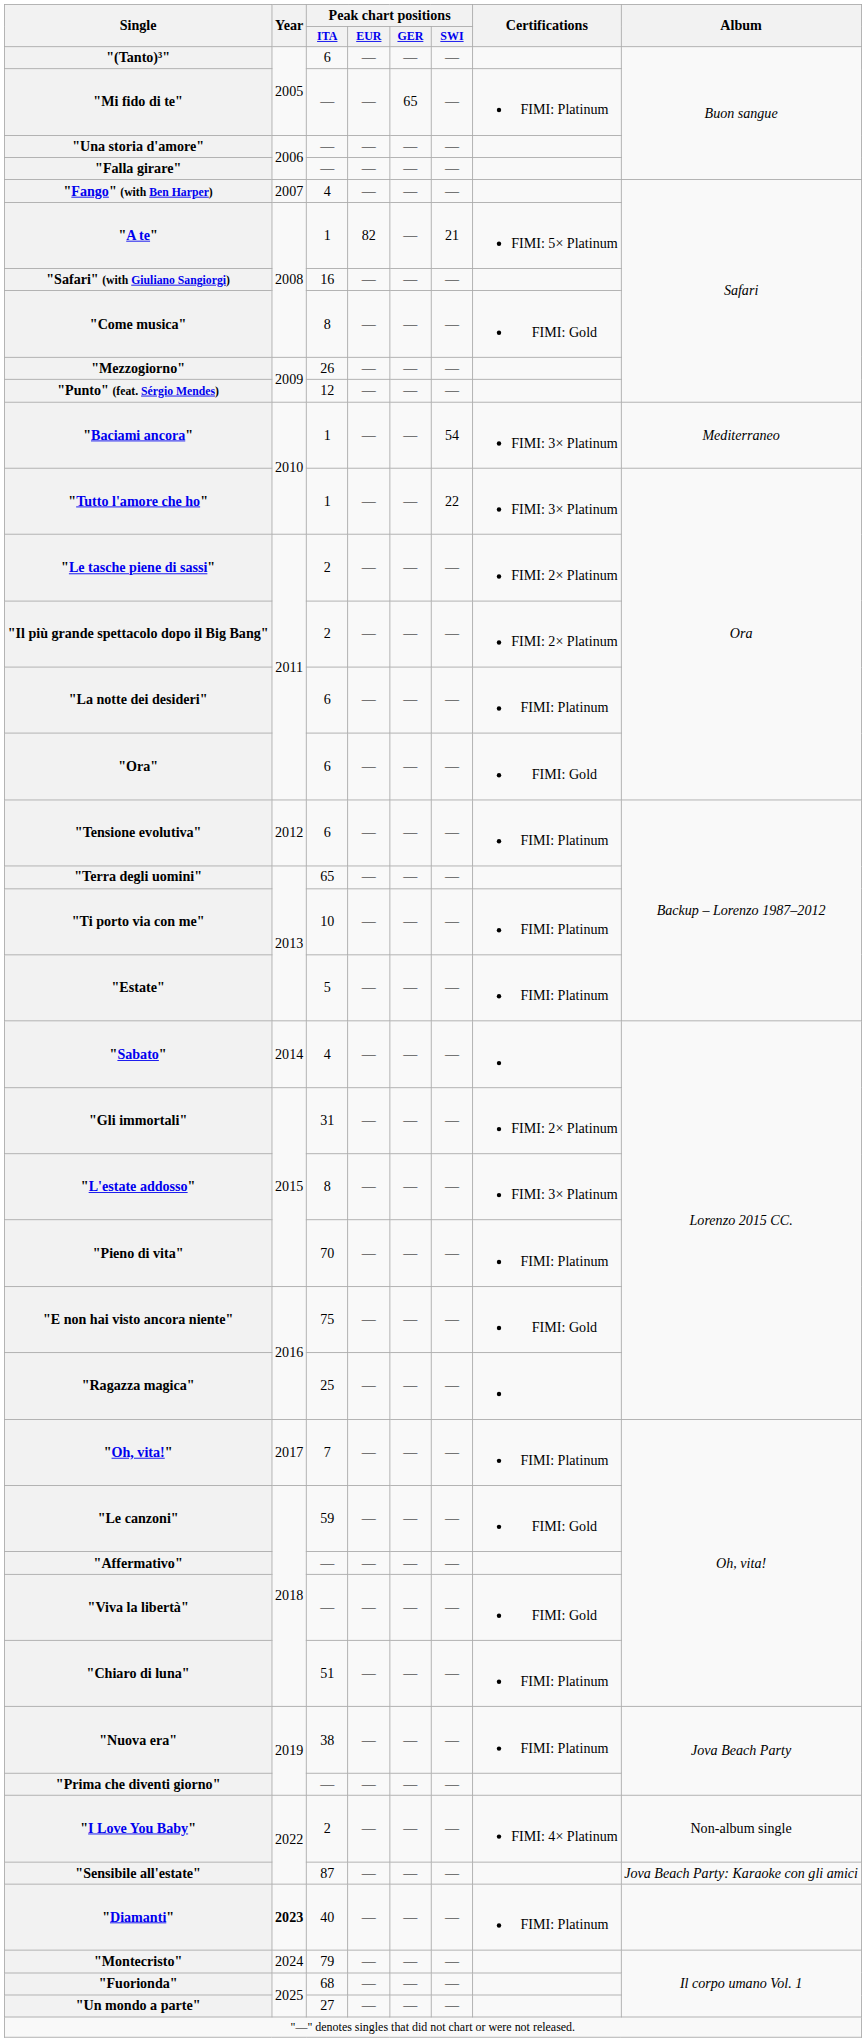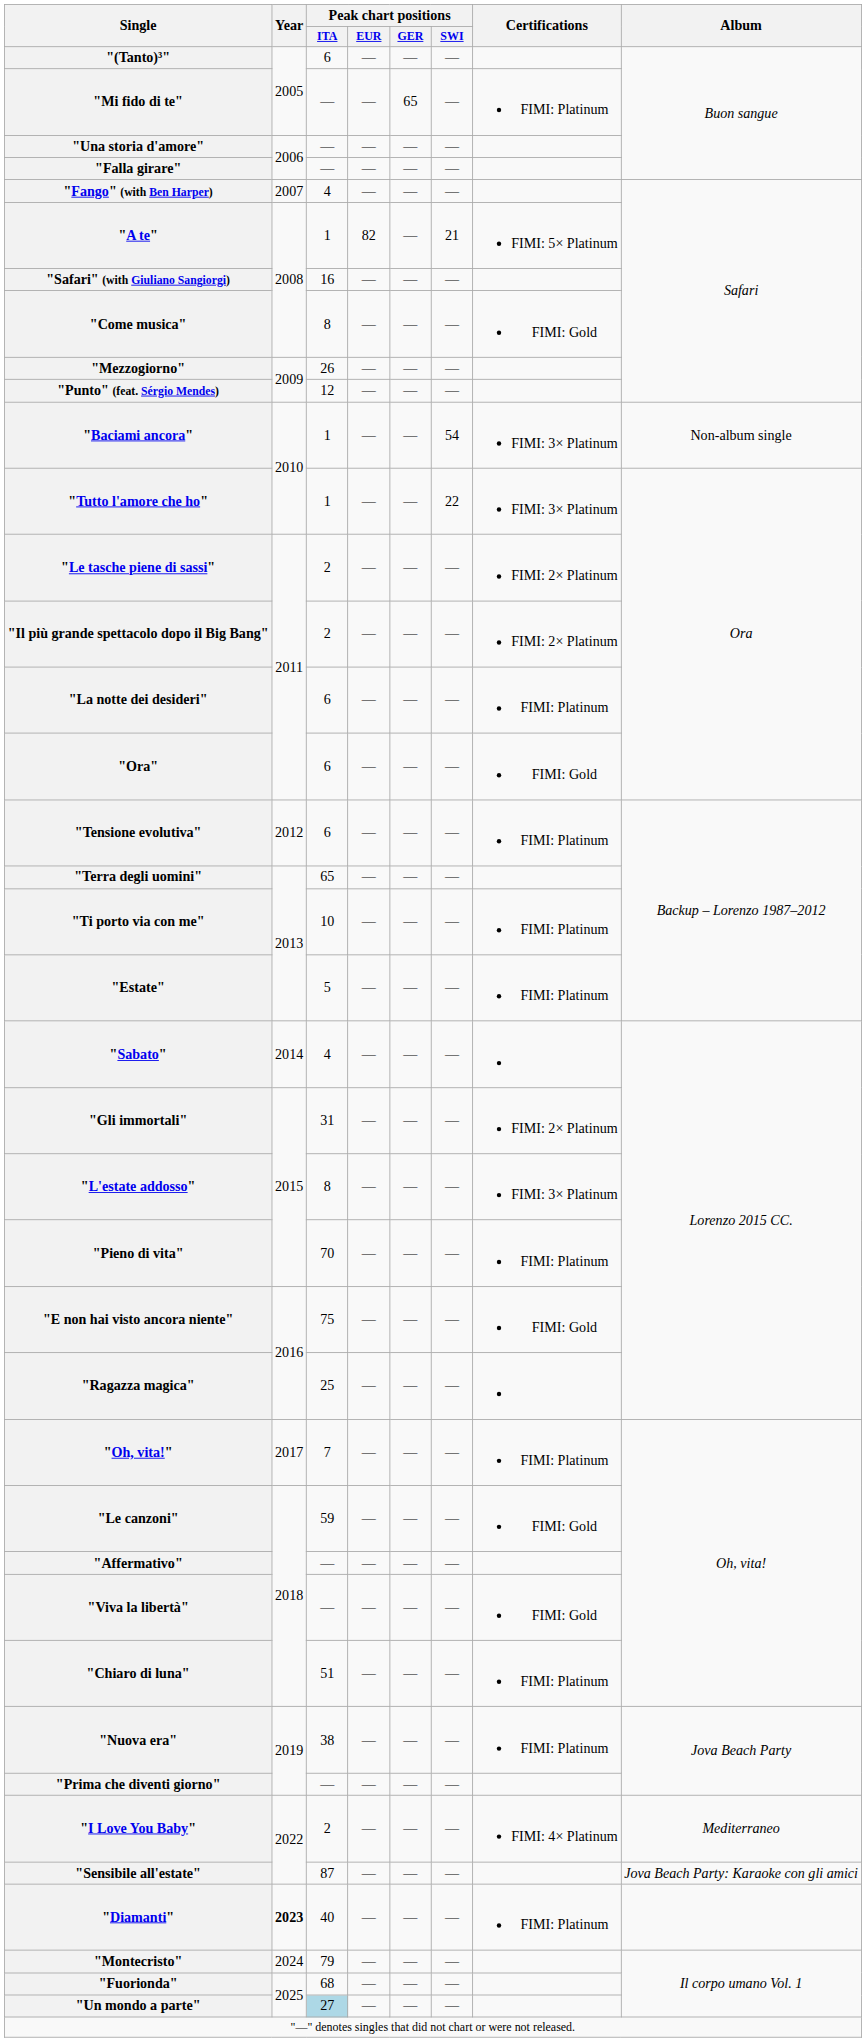(741, 435) Mediterraneo -> (741, 435) Non-album single
(741, 1828) Non-album single -> (741, 1828) Mediterraneo
(327, 2006) no background -> (327, 2006) lightblue background
